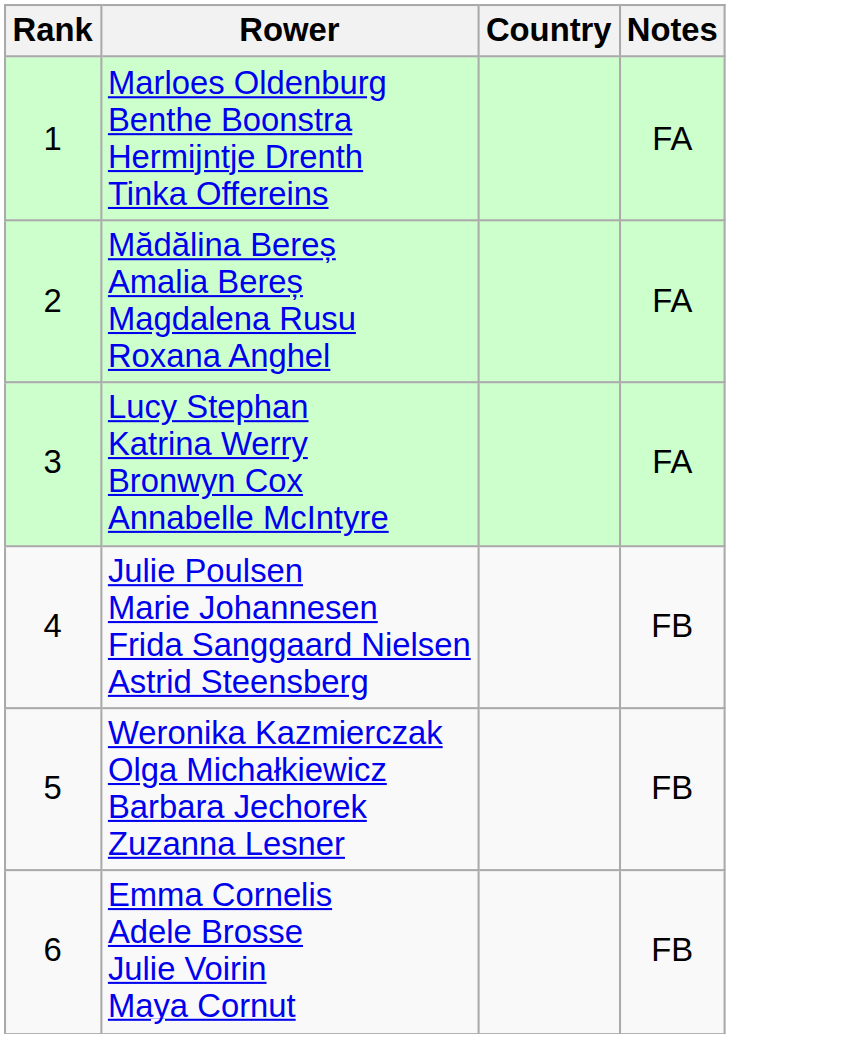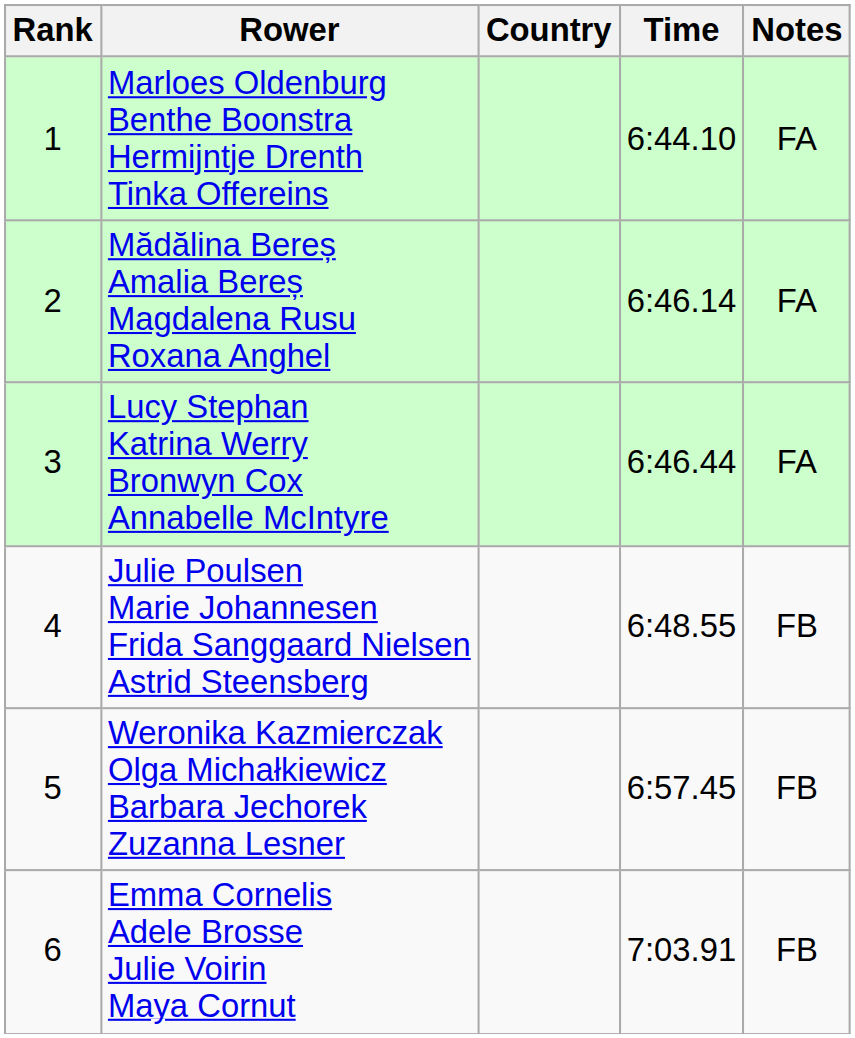+ column: (681, 30)
